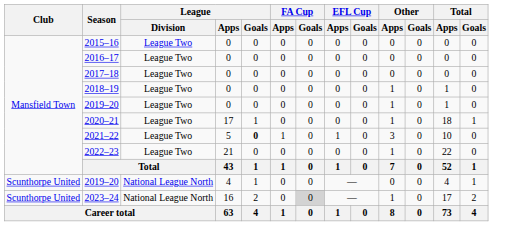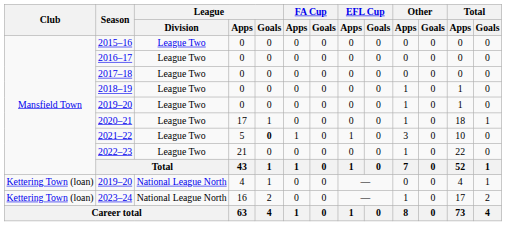(43, 182) Scunthorpe United -> (50, 182) Kettering Town (loan)
(43, 197) Scunthorpe United -> (50, 197) Kettering Town (loan)
(310, 197) lightgrey background -> (324, 197) no background
